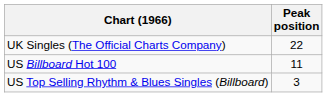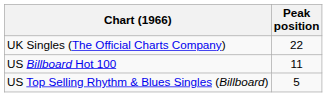(297, 82) 3 -> (297, 82) 5
